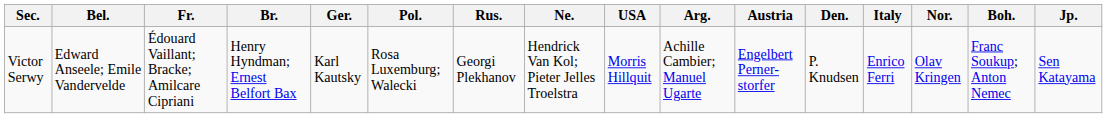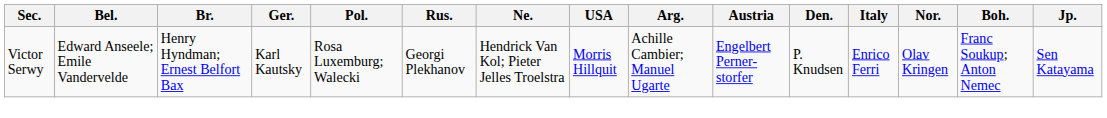- column: (186, 15)
